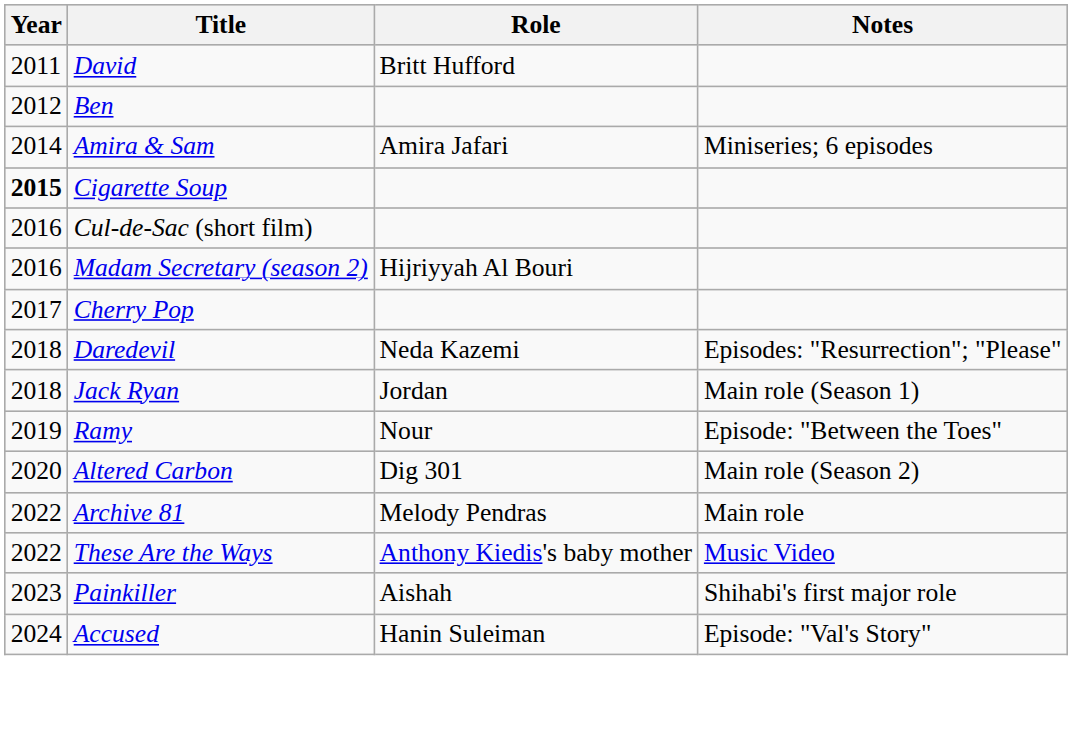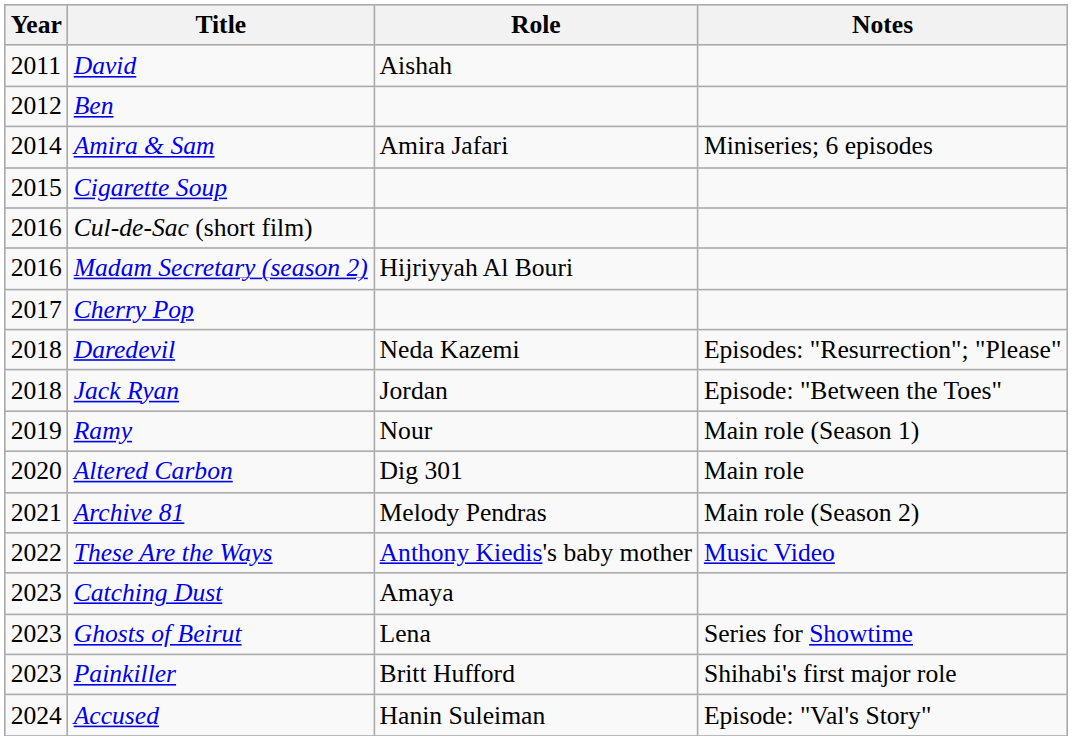(447, 65) Britt Hufford -> (416, 65) Aishah
(36, 187) bold -> (36, 187) normal
(812, 390) Main role (Season 1) -> (853, 390) Episode: "Between the Toes"
(853, 430) Episode: "Between the Toes" -> (812, 430) Main role (Season 1)
(812, 471) Main role (Season 2) -> (754, 471) Main role
(36, 512) 2022 -> (36, 512) 2021
(754, 512) Main role -> (812, 512) Main role (Season 2)
+ row: (148, 593)
+ row: (158, 633)
(416, 593) Aishah -> (447, 674) Britt Hufford
